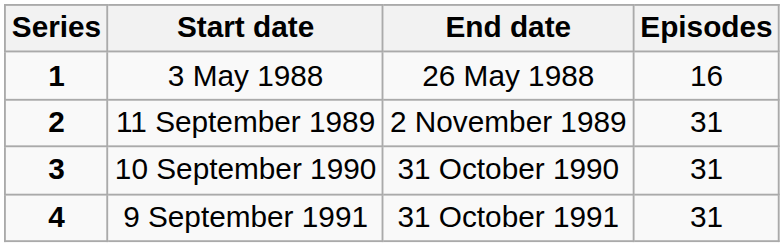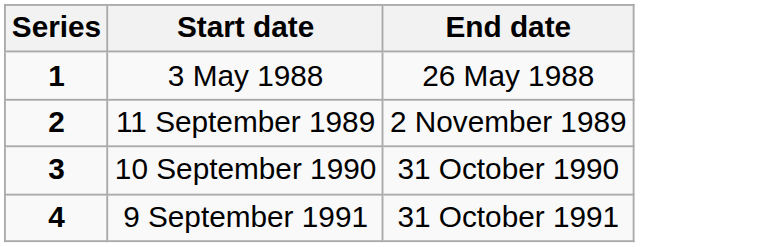- column: (706, 28)
